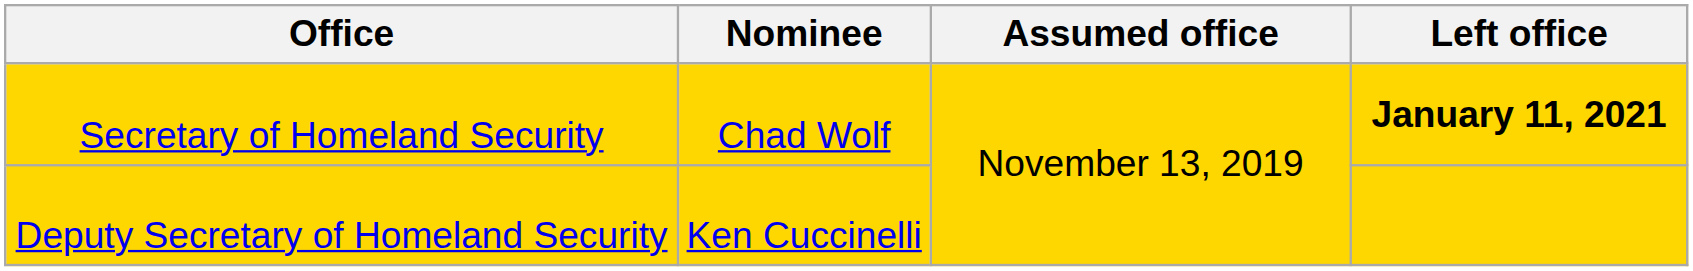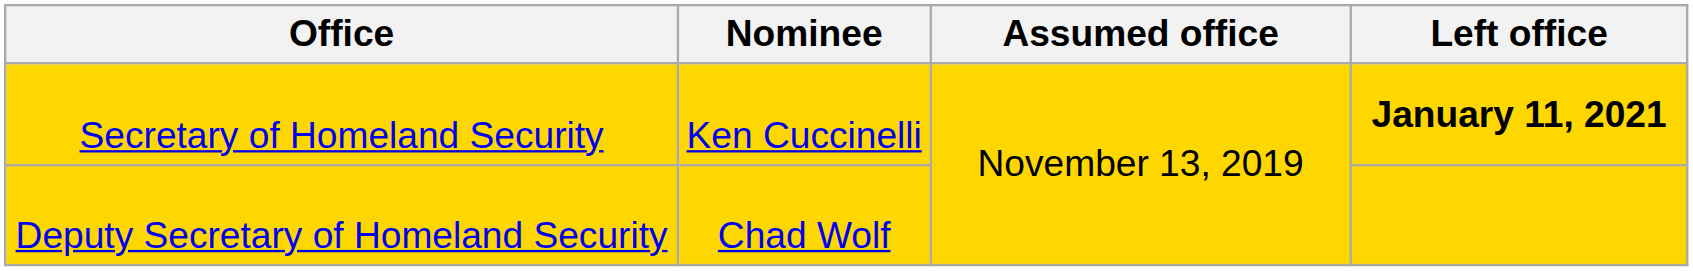(804, 134) Chad Wolf -> (804, 134) Ken Cuccinelli
(804, 235) Ken Cuccinelli -> (804, 235) Chad Wolf
